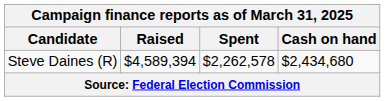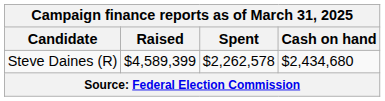(160, 61) $4,589,394 -> (160, 61) $4,589,399
